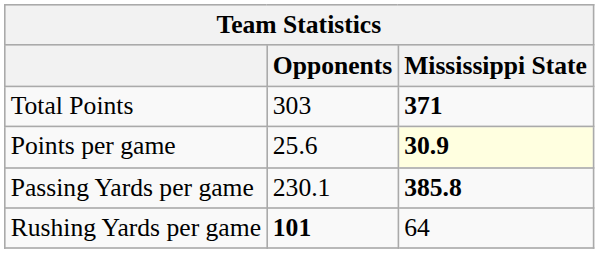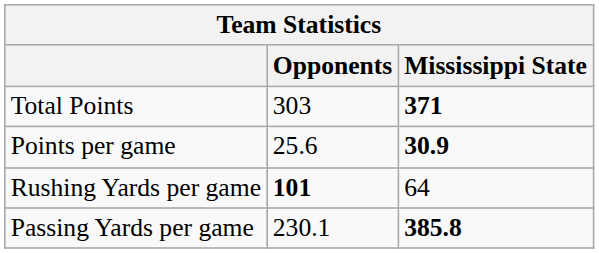(427, 146) lightyellow background -> (427, 146) no background
rows swapped: (136, 227) <-> (132, 187)
